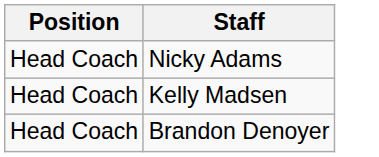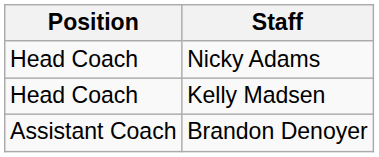(74, 132) Head Coach -> (93, 132) Assistant Coach
